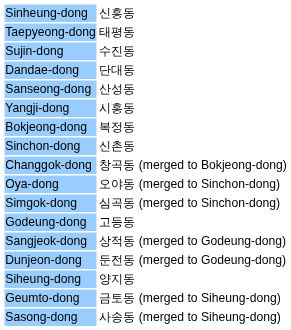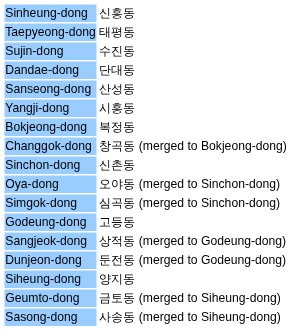rows swapped: (49, 165) <-> (43, 146)
